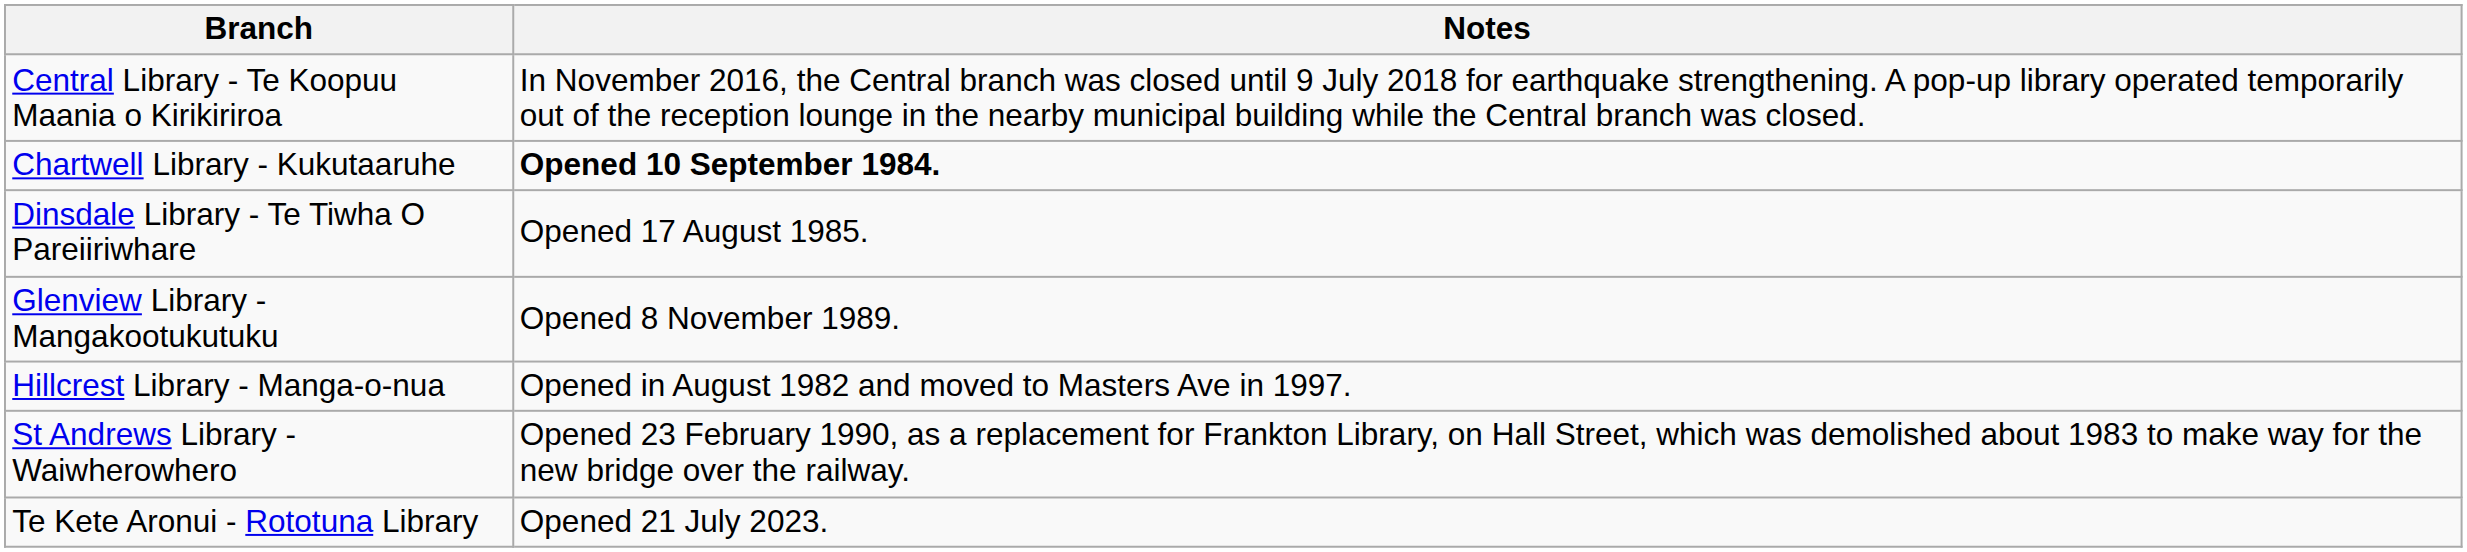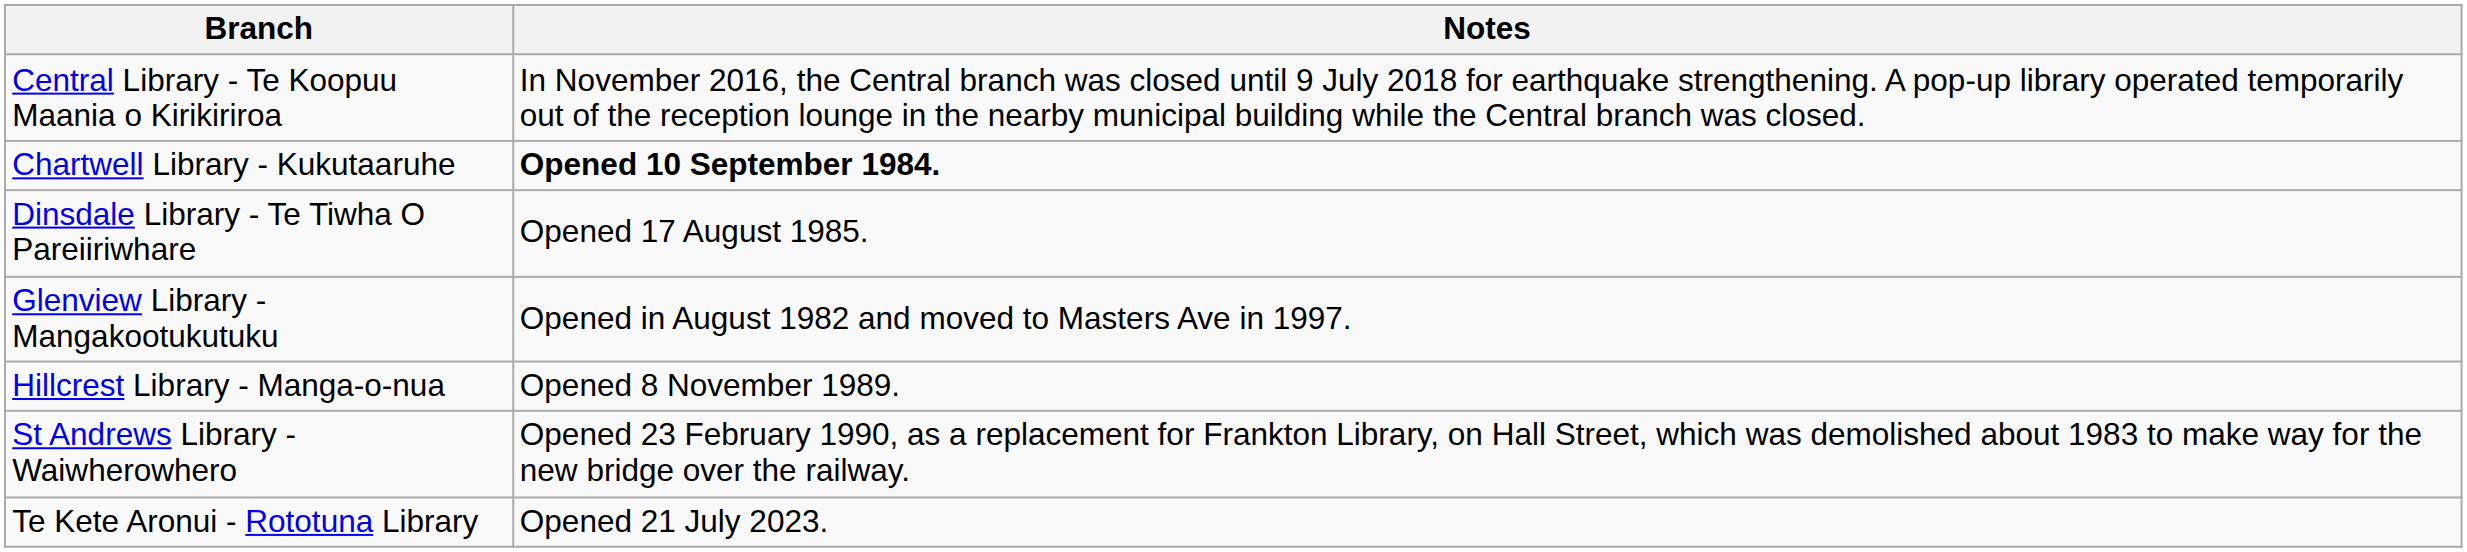(710, 318) Opened 8 November 1989. -> (936, 318) Opened in August 1982 and moved to Masters Ave in 1997.
(936, 385) Opened in August 1982 and moved to Masters Ave in 1997. -> (710, 385) Opened 8 November 1989.
